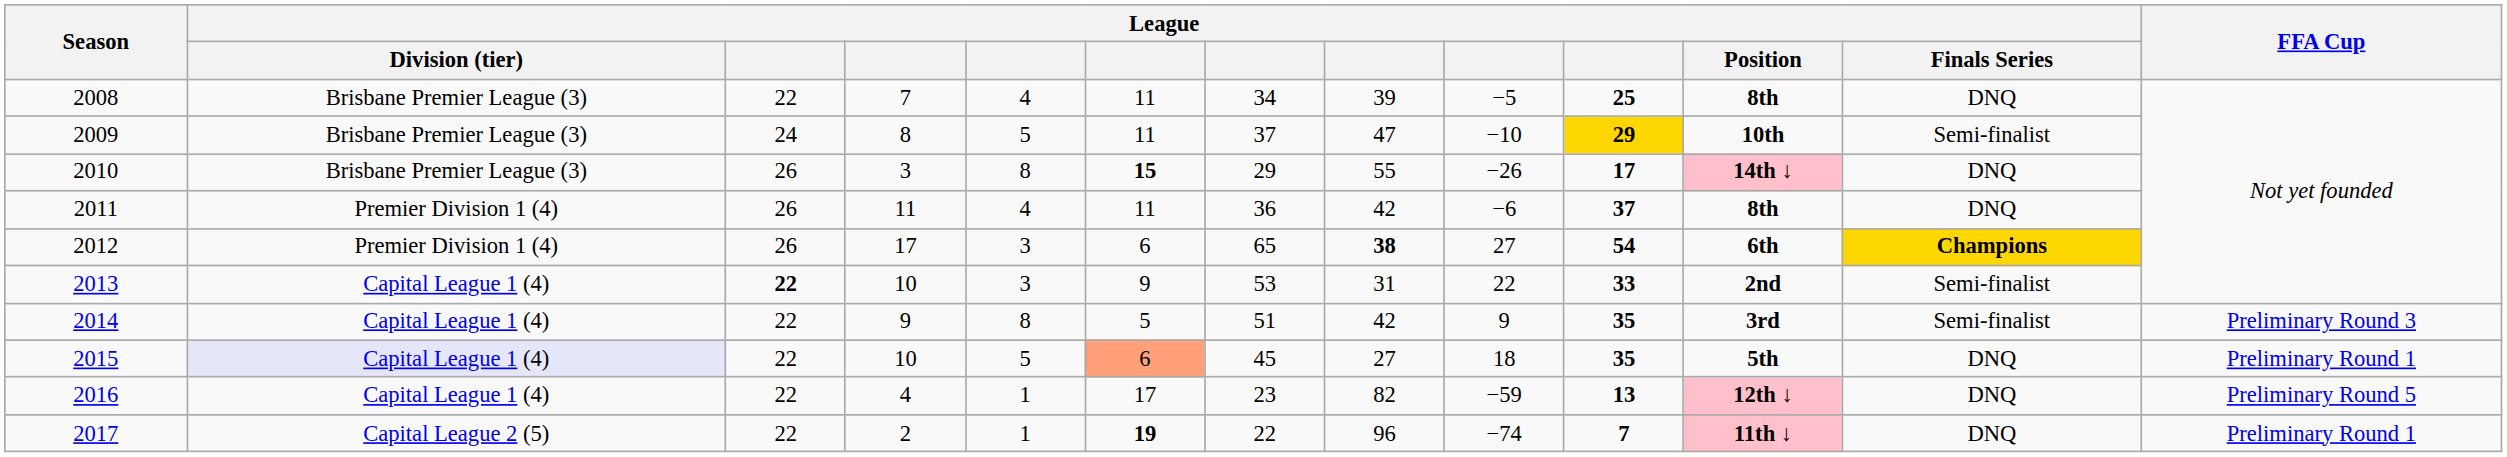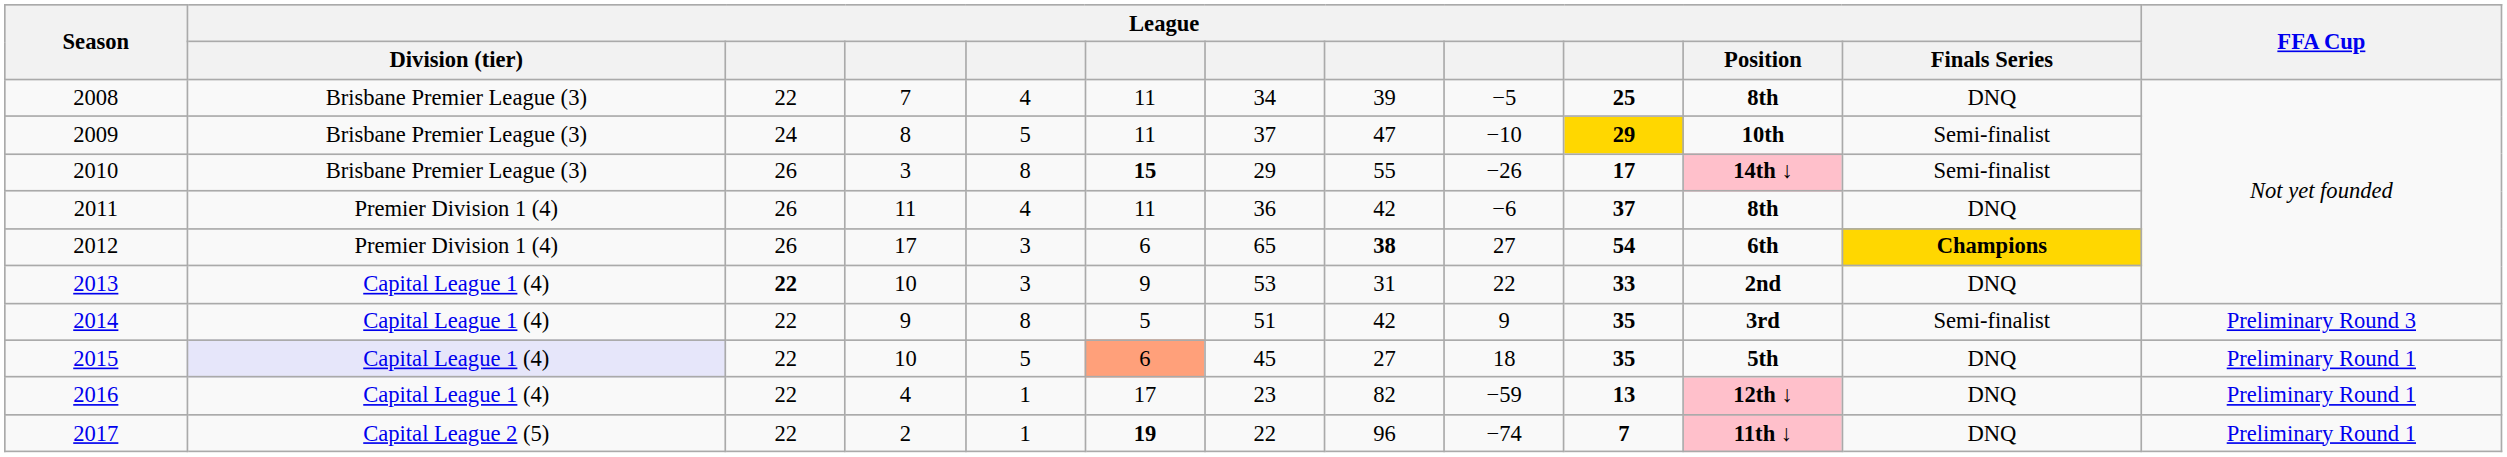(1992, 171) DNQ -> (1992, 171) Semi-finalist
(1992, 283) Semi-finalist -> (1992, 283) DNQ
(2321, 395) Preliminary Round 5 -> (2321, 395) Preliminary Round 1
